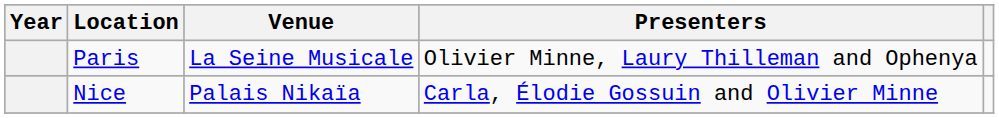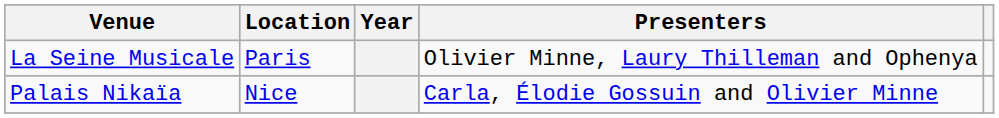columns swapped: (36, 23) <-> (301, 23)
